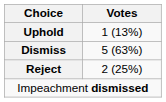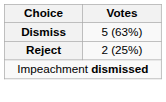- row: (44, 32)
